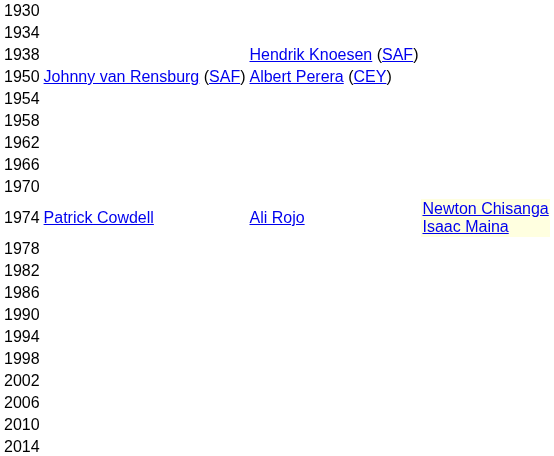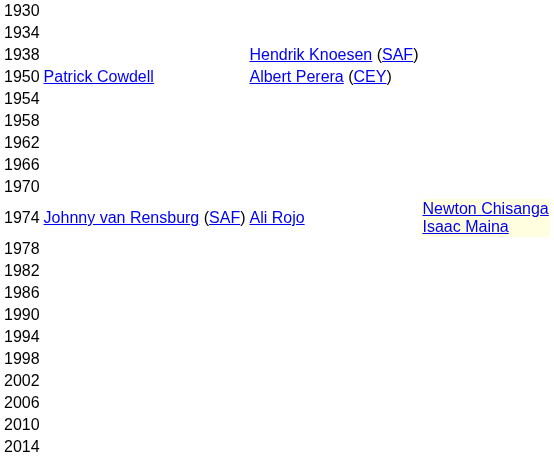(145, 76) Johnny van Rensburg (SAF) -> (99, 76) Patrick Cowdell
(99, 218) Patrick Cowdell -> (145, 218) Johnny van Rensburg (SAF)
